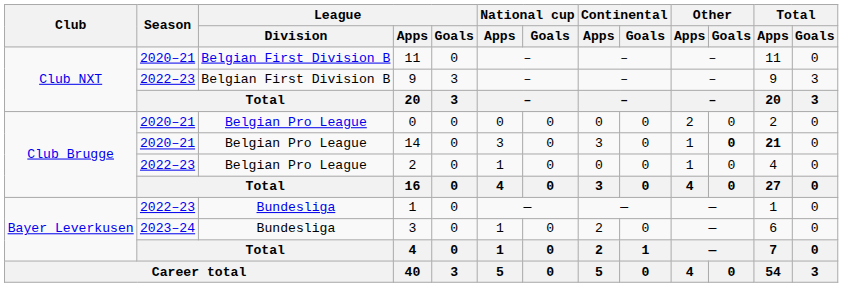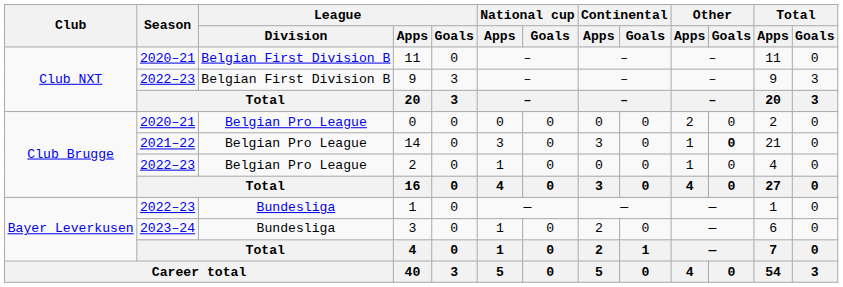(168, 144) 2020–21 -> (168, 144) 2021–22
(773, 144) bold -> (773, 144) normal
